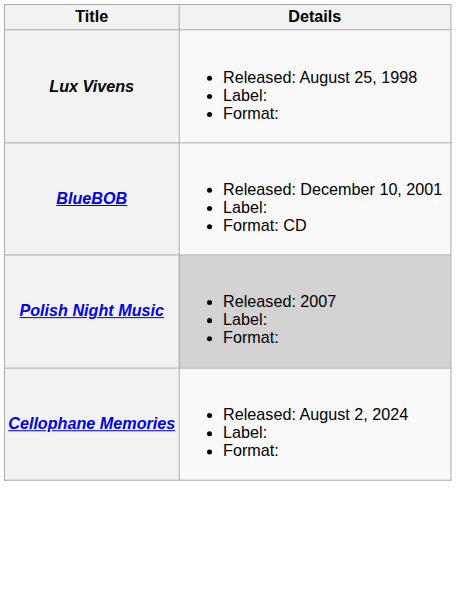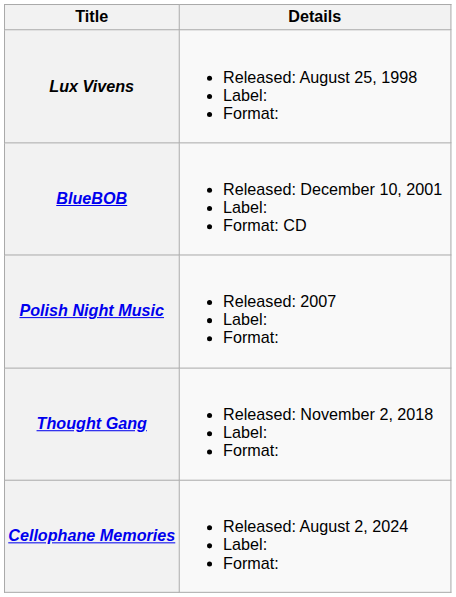(315, 320) lightgrey background -> (315, 320) no background
+ row: (92, 423)
